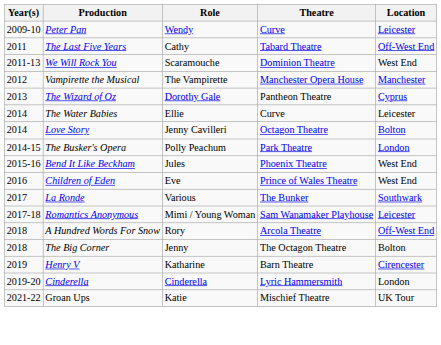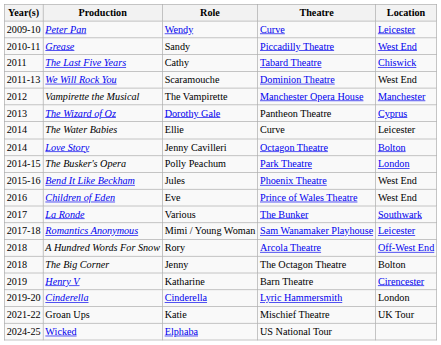+ row: (60, 46)
(406, 46) Off-West End -> (397, 63) Chiswick
+ row: (61, 332)
